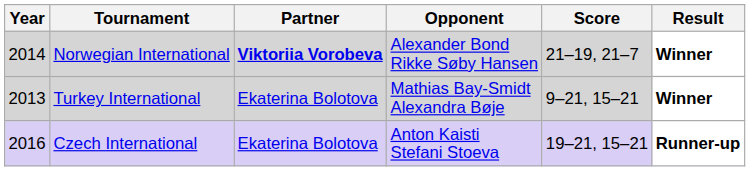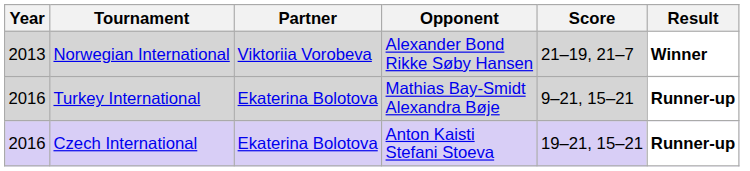(27, 54) 2014 -> (27, 54) 2013
(310, 54) bold -> (305, 54) normal
(27, 99) 2013 -> (27, 99) 2016
(684, 99) Winner -> (693, 99) Runner-up
